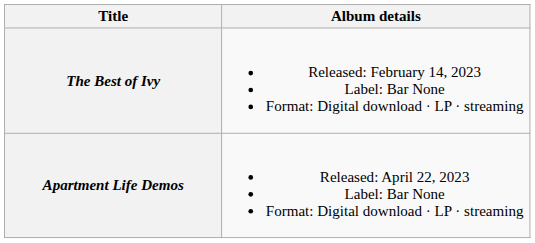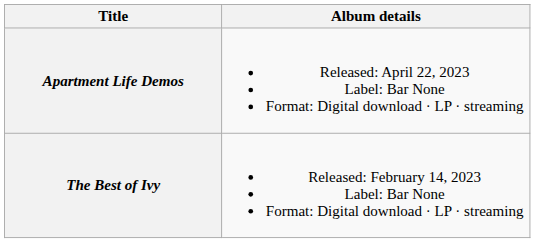rows swapped: (113, 80) <-> (113, 185)
